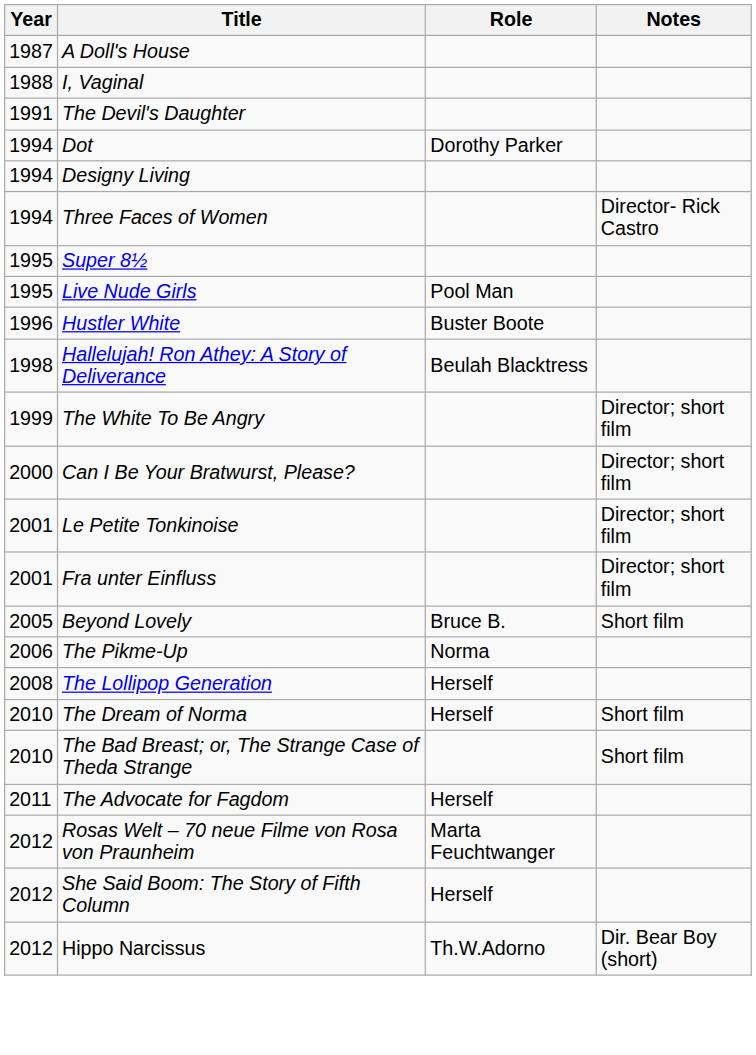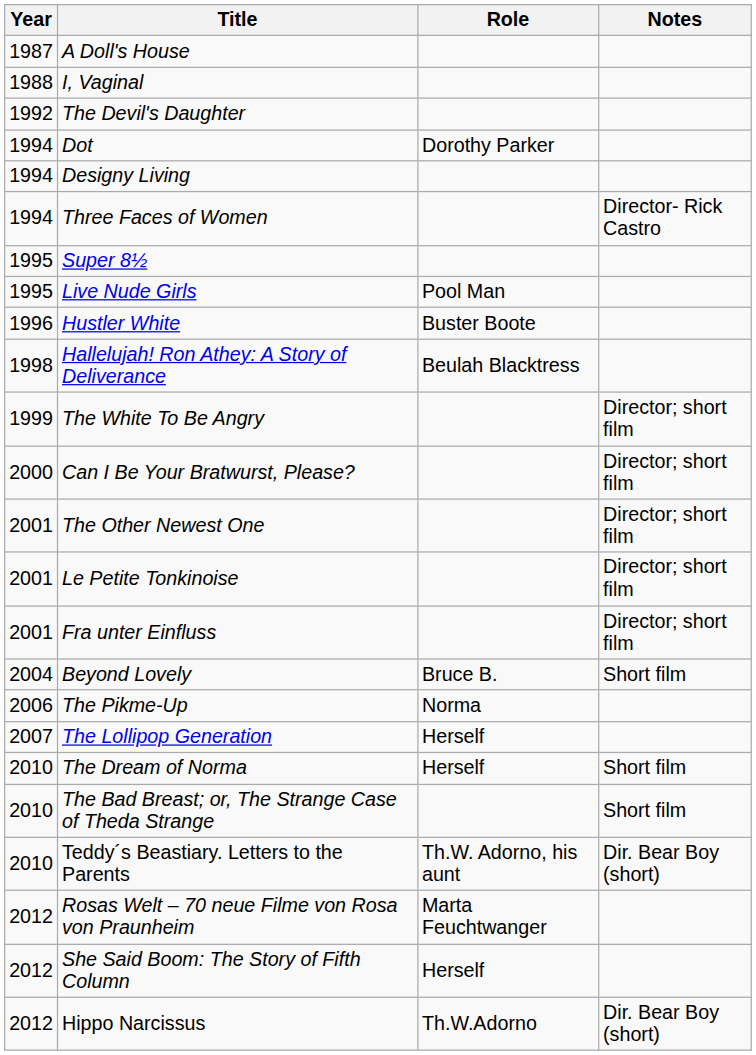(31, 113) 1991 -> (31, 113) 1992
+ row: (163, 525)
(31, 621) 2005 -> (31, 674) 2004
(31, 683) 2008 -> (31, 736) 2007
+ row: (202, 863)
- row: (175, 799)
